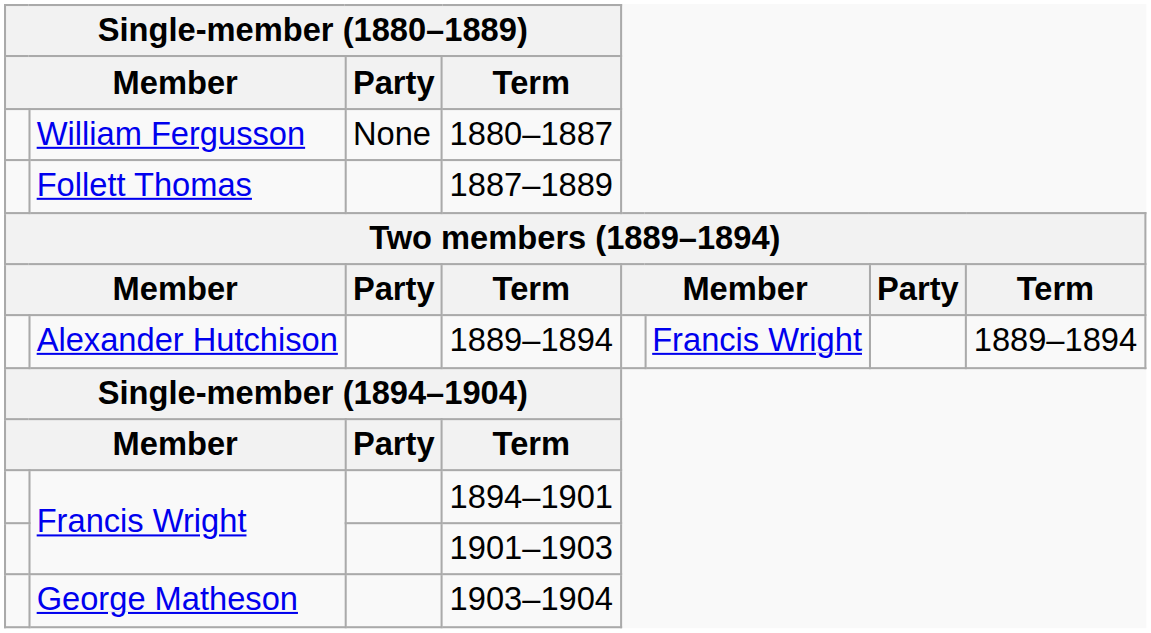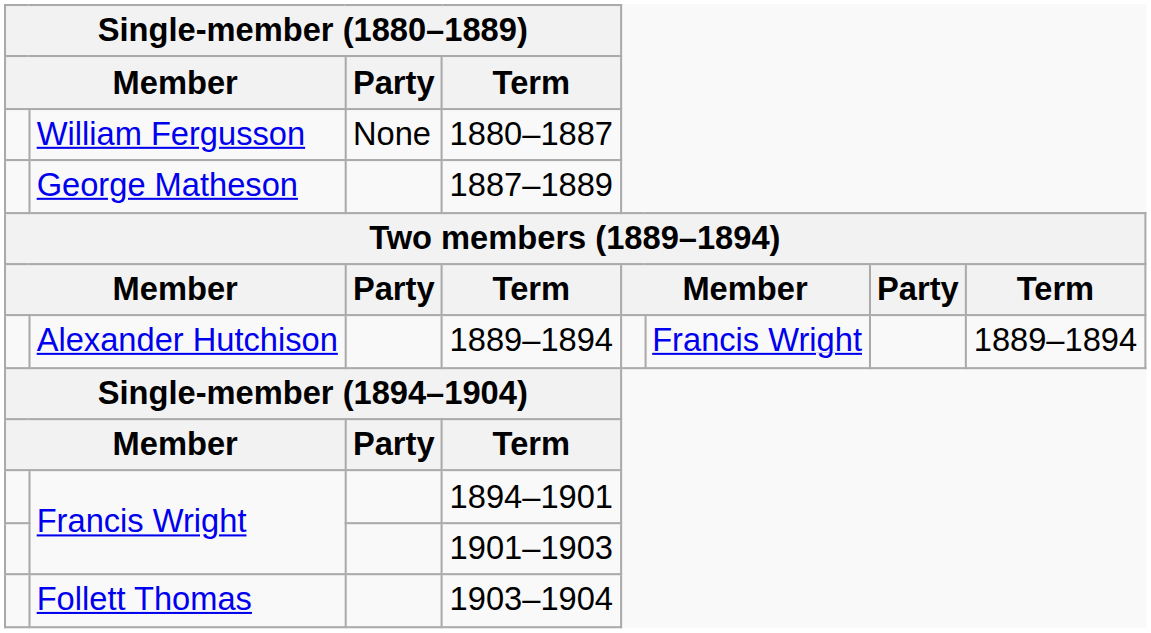(144, 185) Follett Thomas -> (167, 185) George Matheson
(167, 599) George Matheson -> (144, 599) Follett Thomas
